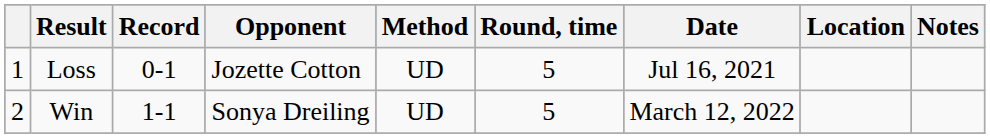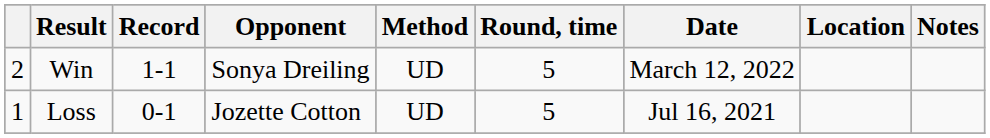rows swapped: (71, 111) <-> (71, 68)
